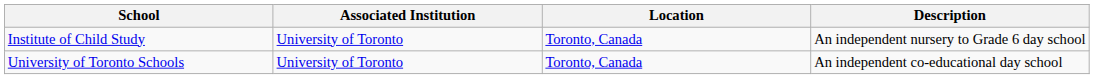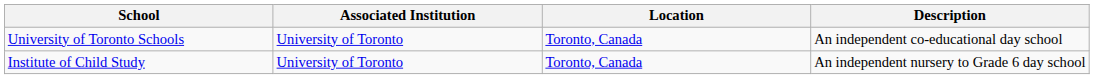rows swapped: (76, 39) <-> (96, 62)
